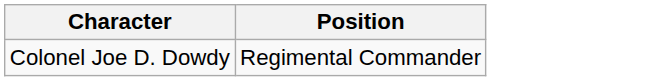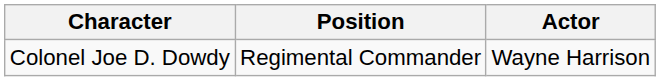+ column: (571, 22)
